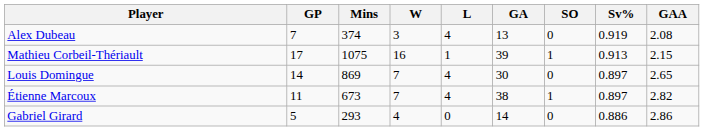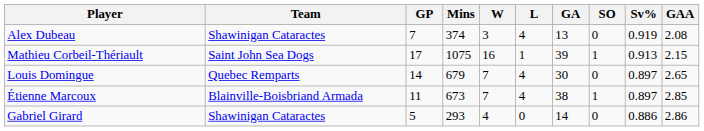+ column: (306, 14)
(351, 75) 869 -> (455, 75) 679
(661, 95) 2.82 -> (676, 95) 2.85
